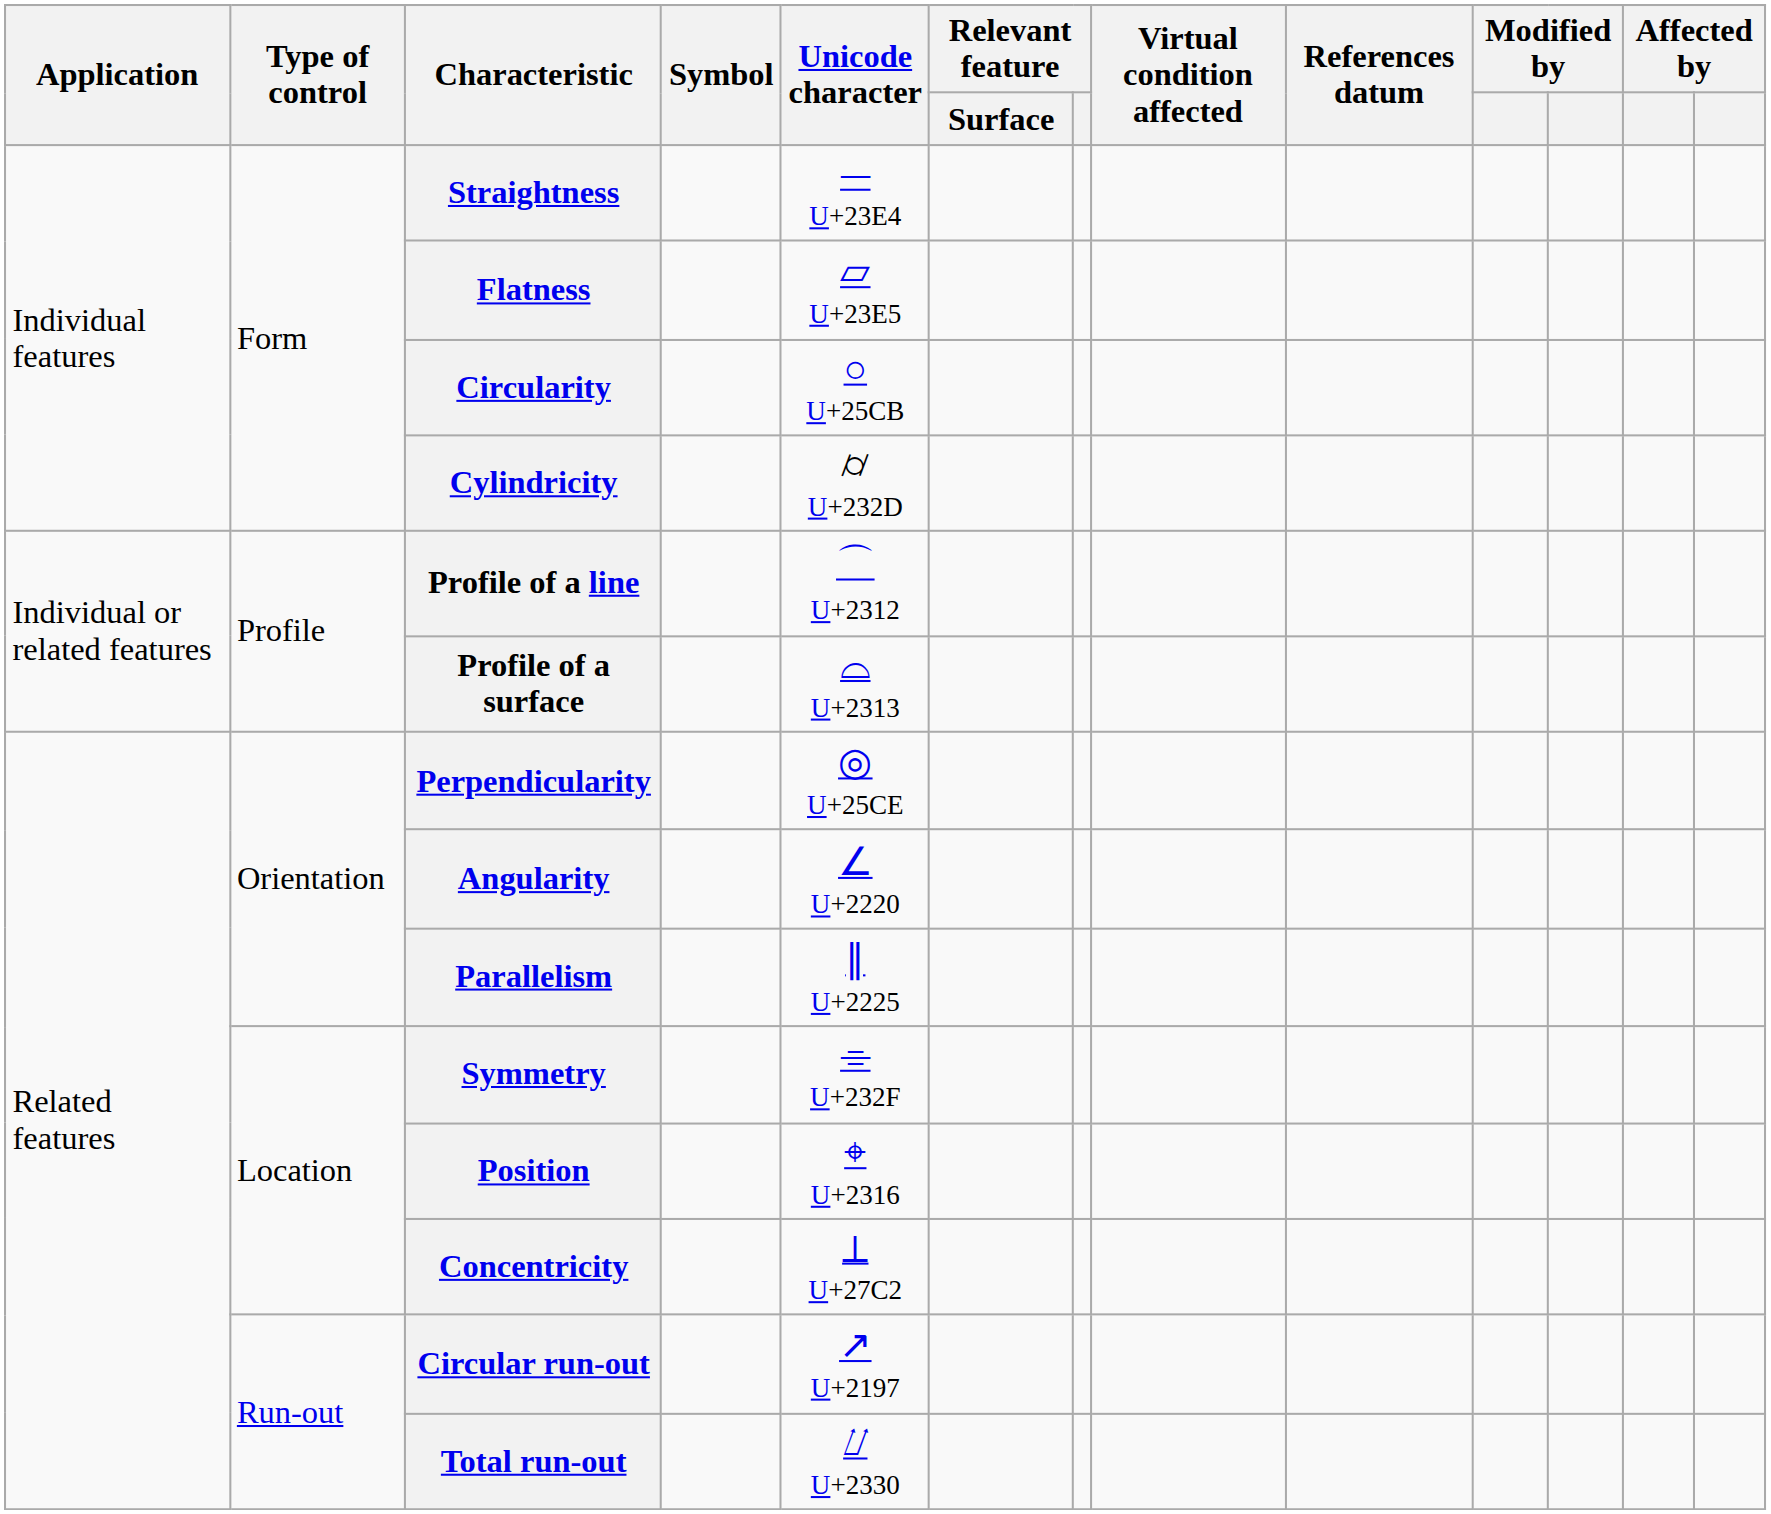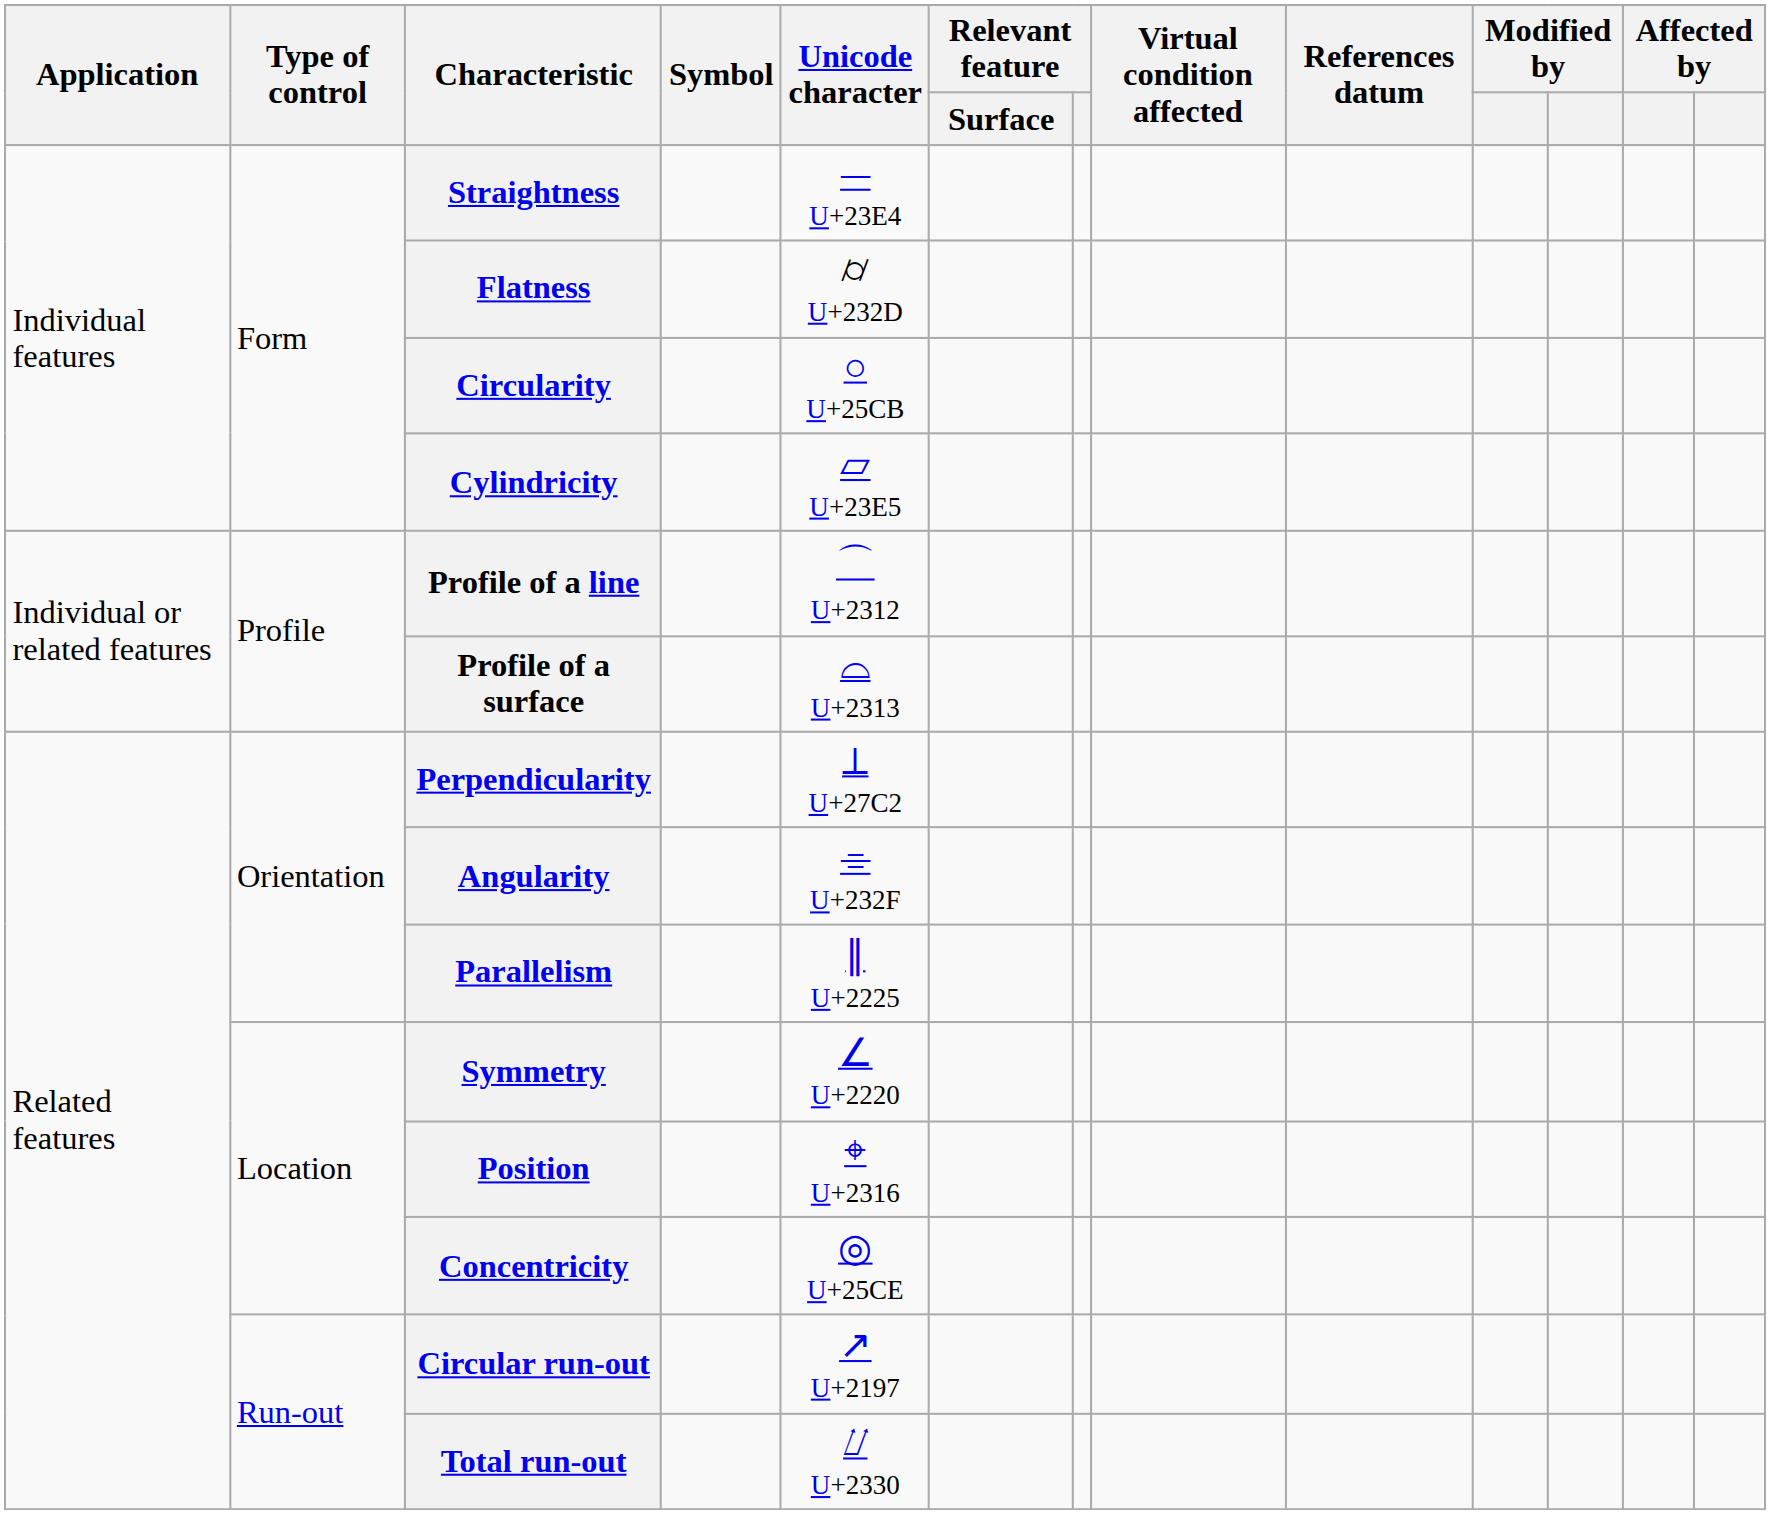(855, 290) ⏥ U+23E5 -> (855, 288) ⌭ U+232D
(855, 482) ⌭ U+232D -> (855, 482) ⏥ U+23E5
(855, 781) ◎ U+25CE -> (855, 779) ⟂ U+27C2
(855, 879) ∠ U+2220 -> (855, 875) ⌯ U+232F
(855, 1073) ⌯ U+232F -> (855, 1071) ∠ U+2220
(855, 1266) ⟂ U+27C2 -> (855, 1266) ◎ U+25CE
